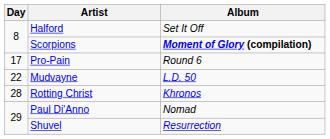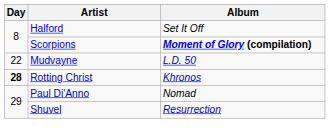- row: (50, 61)
(16, 93) normal -> (16, 77) bold
